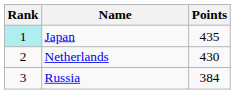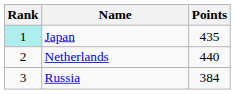(210, 57) 430 -> (210, 57) 440
